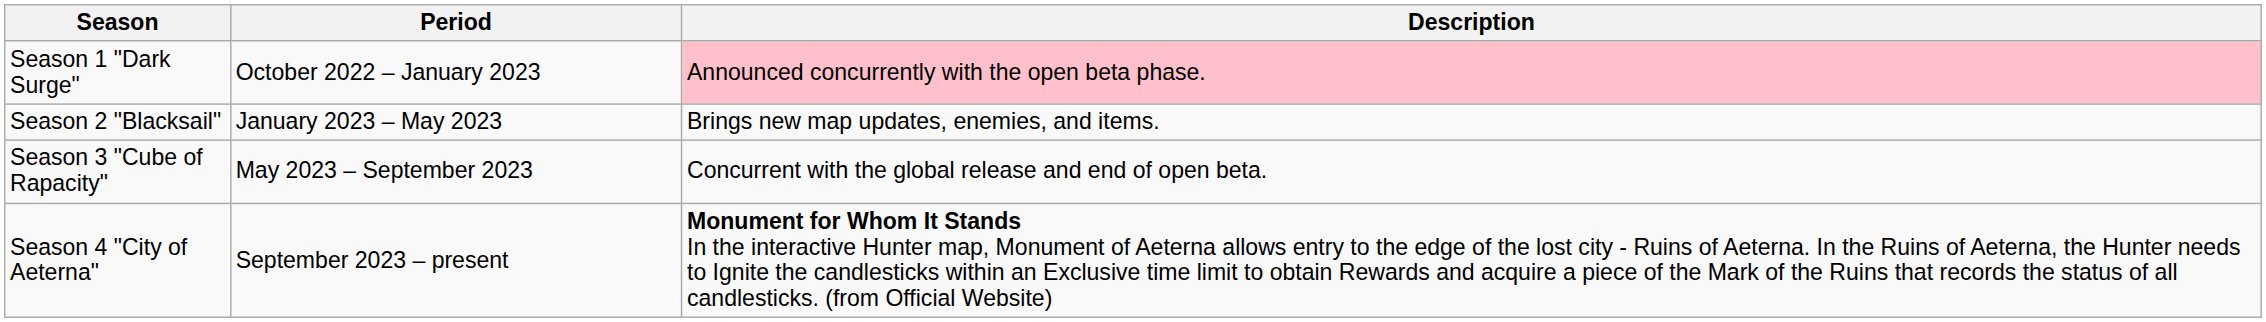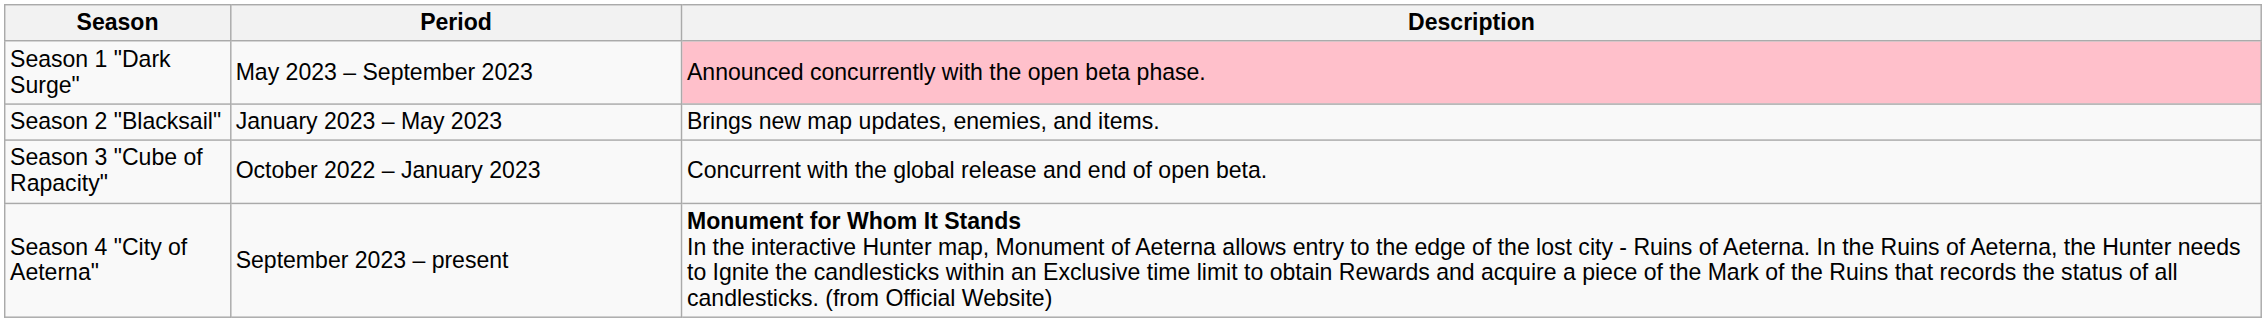(388, 72) October 2022 – January 2023 -> (384, 72) May 2023 – September 2023
(384, 171) May 2023 – September 2023 -> (388, 171) October 2022 – January 2023
